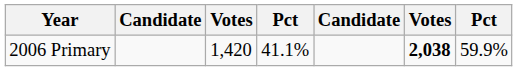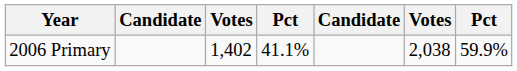(231, 50) 1,420 -> (231, 50) 1,402
(430, 50) bold -> (430, 50) normal
